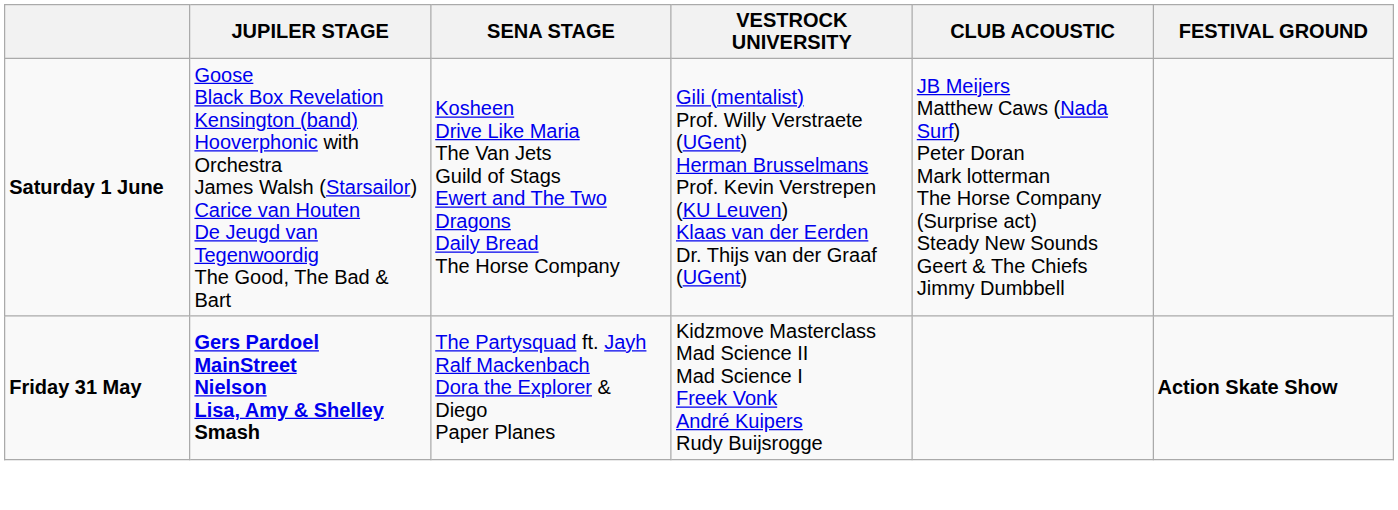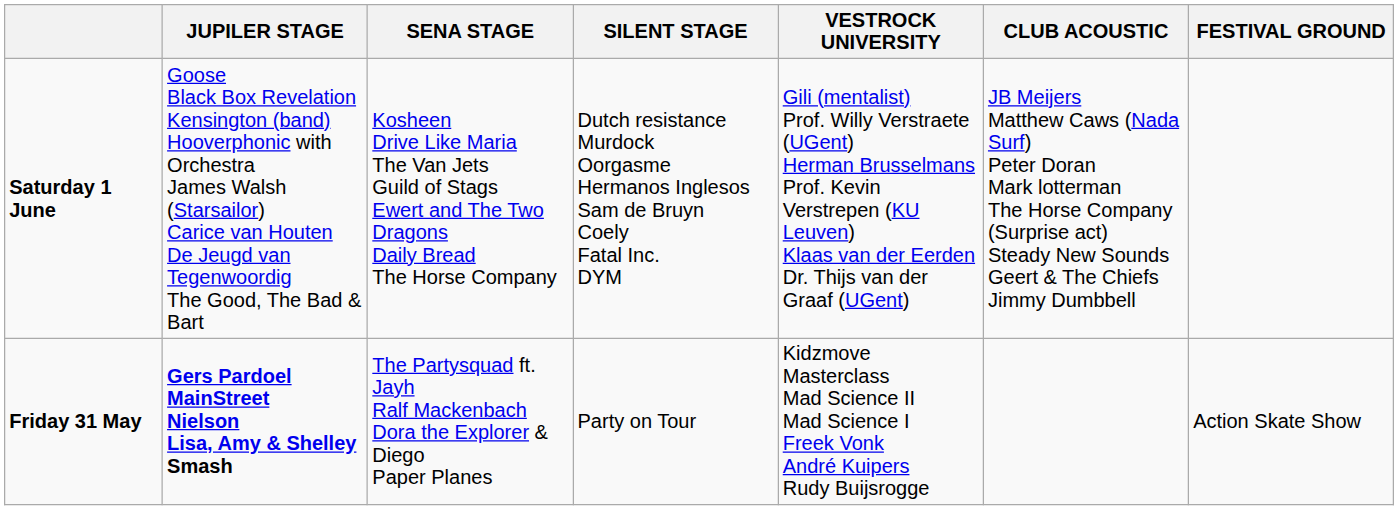+ column: (676, 31)
(1248, 387) bold -> (1277, 421) normal
